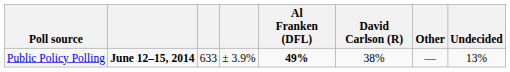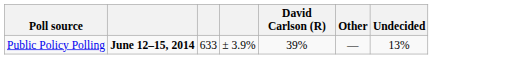- column: (297, 26)
(374, 57) 38% -> (297, 44) 39%
